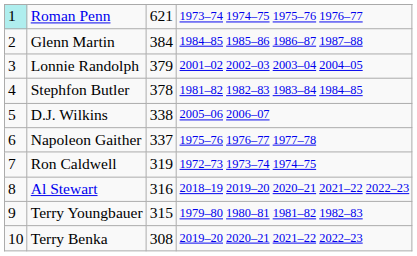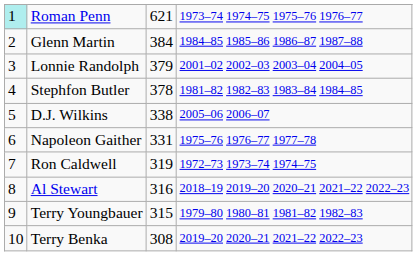(161, 139) 337 -> (161, 139) 331
